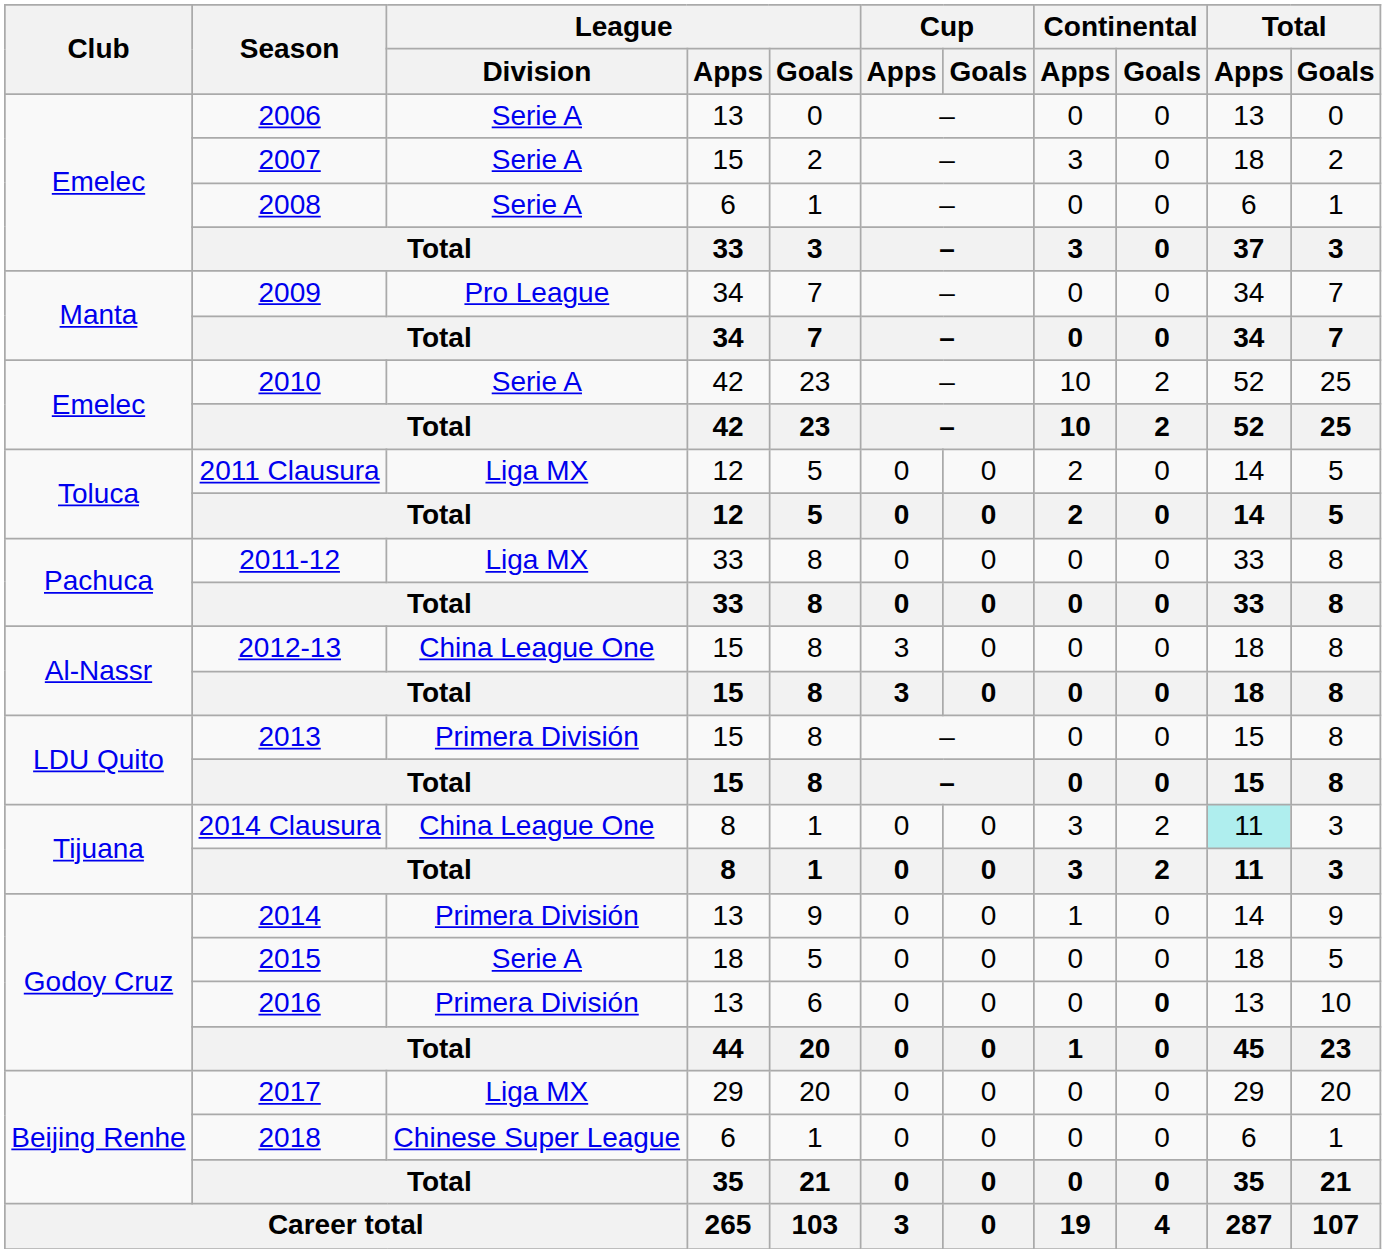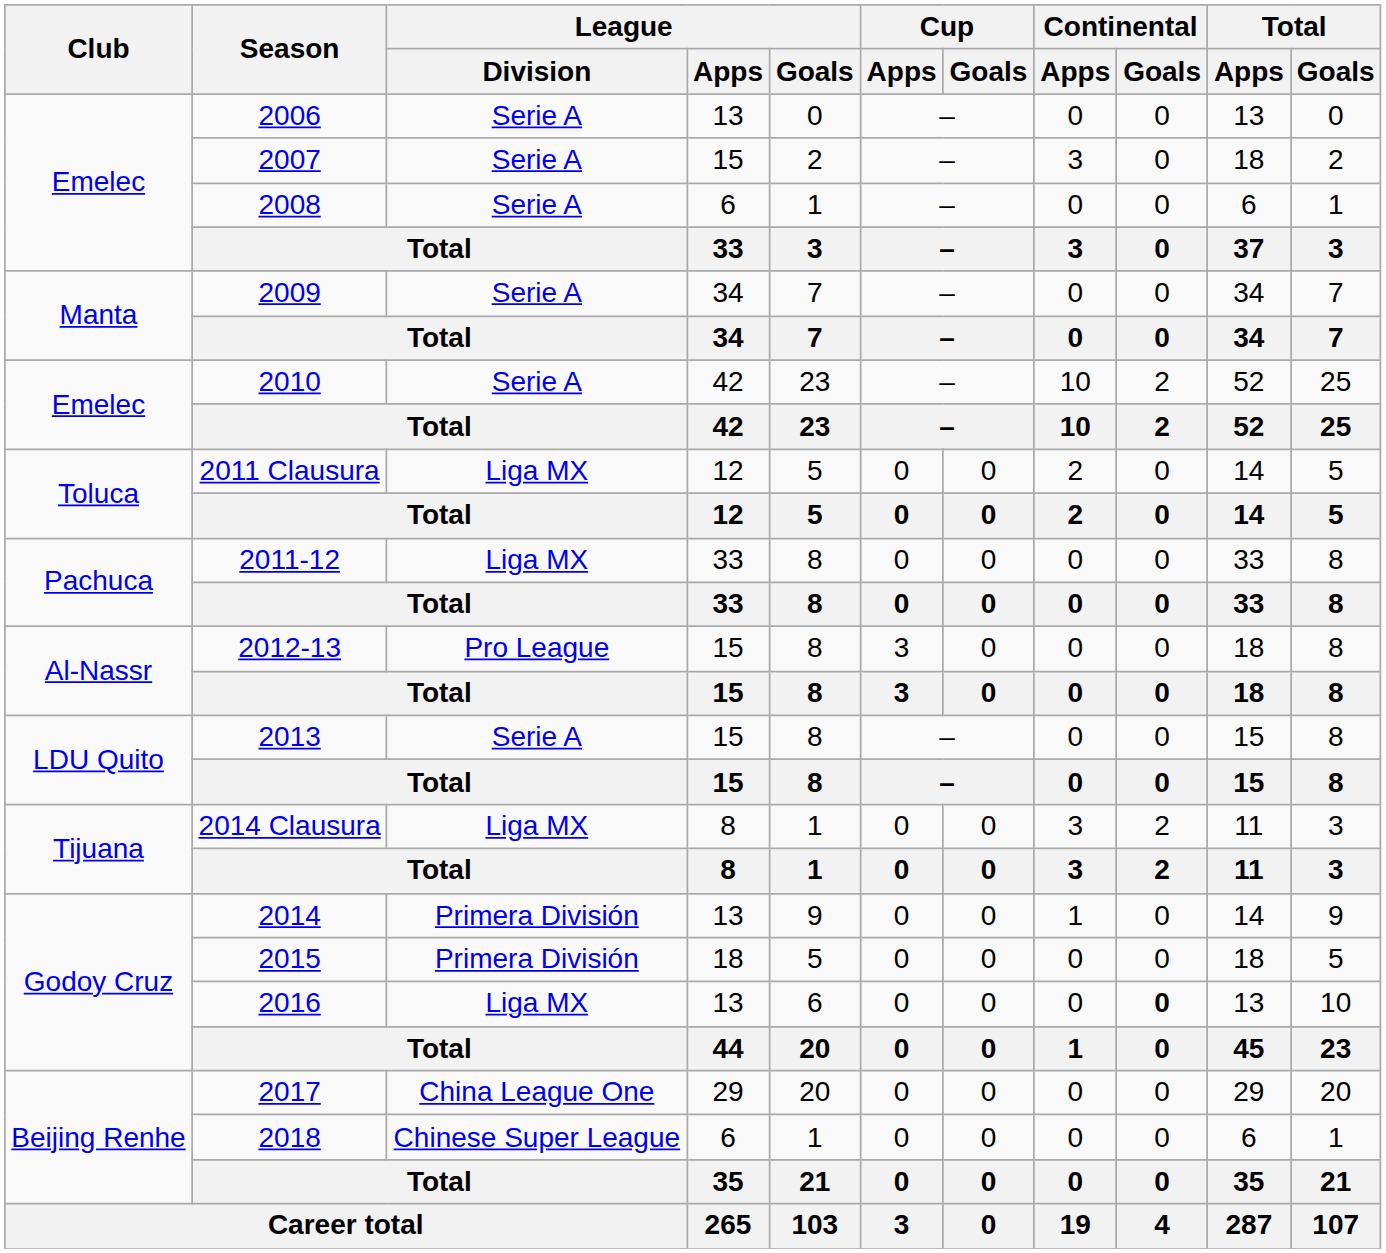(537, 293) Pro League -> (537, 293) Serie A
(537, 648) China League One -> (537, 648) Pro League
(537, 737) Primera División -> (537, 737) Serie A
(537, 826) China League One -> (537, 826) Liga MX
(1249, 826) paleturquoise background -> (1249, 826) no background
(537, 959) Serie A -> (537, 959) Primera División
(537, 1003) Primera División -> (537, 1003) Liga MX
(537, 1092) Liga MX -> (537, 1092) China League One
